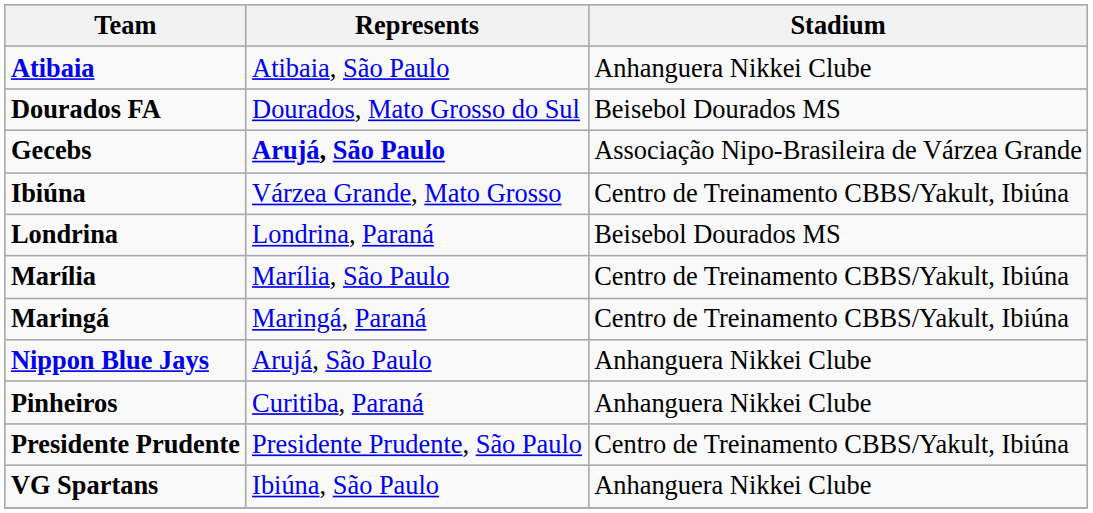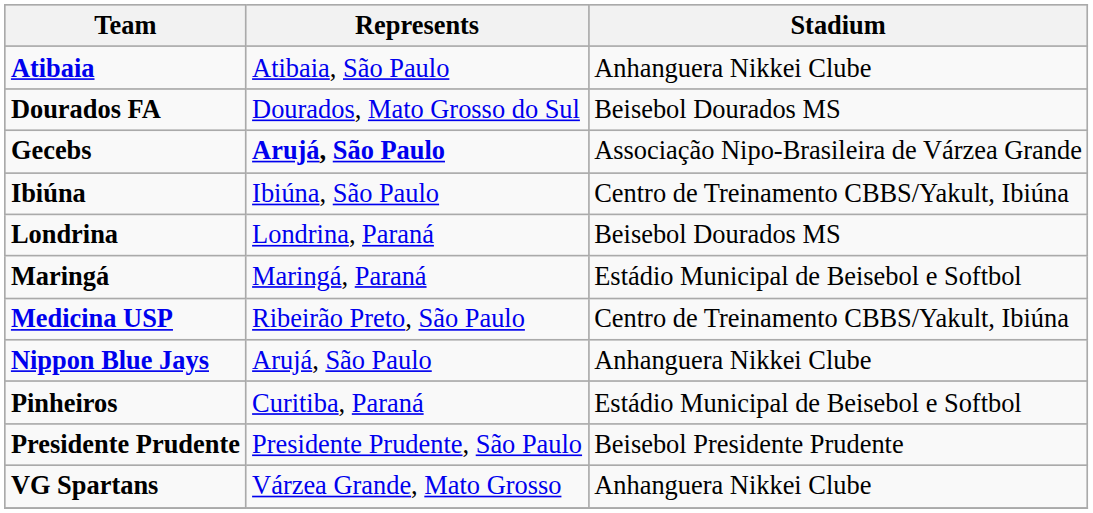(407, 192) Várzea Grande, Mato Grosso -> (346, 192) Ibiúna, São Paulo
- row: (53, 276)
(832, 318) Centro de Treinamento CBBS/Yakult, Ibiúna -> (808, 276) Estádio Municipal de Beisebol e Softbol
+ row: (92, 318)
(733, 402) Anhanguera Nikkei Clube -> (808, 402) Estádio Municipal de Beisebol e Softbol
(832, 444) Centro de Treinamento CBBS/Yakult, Ibiúna -> (749, 444) Beisebol Presidente Prudente
(346, 485) Ibiúna, São Paulo -> (407, 485) Várzea Grande, Mato Grosso
